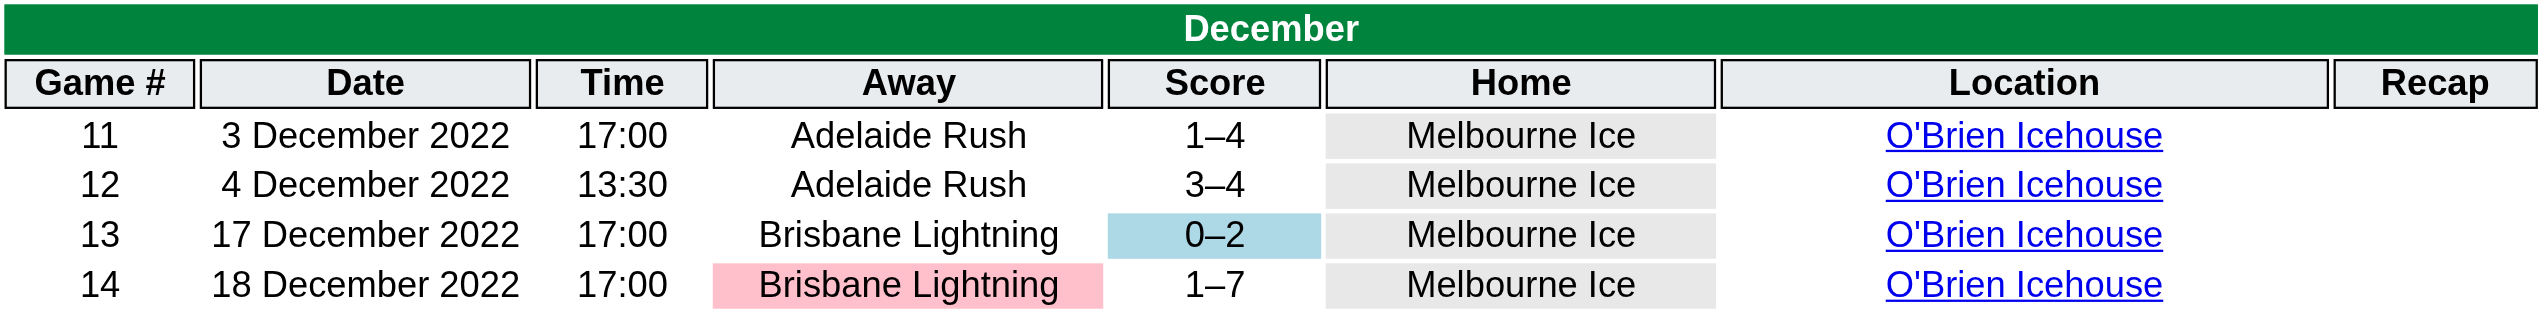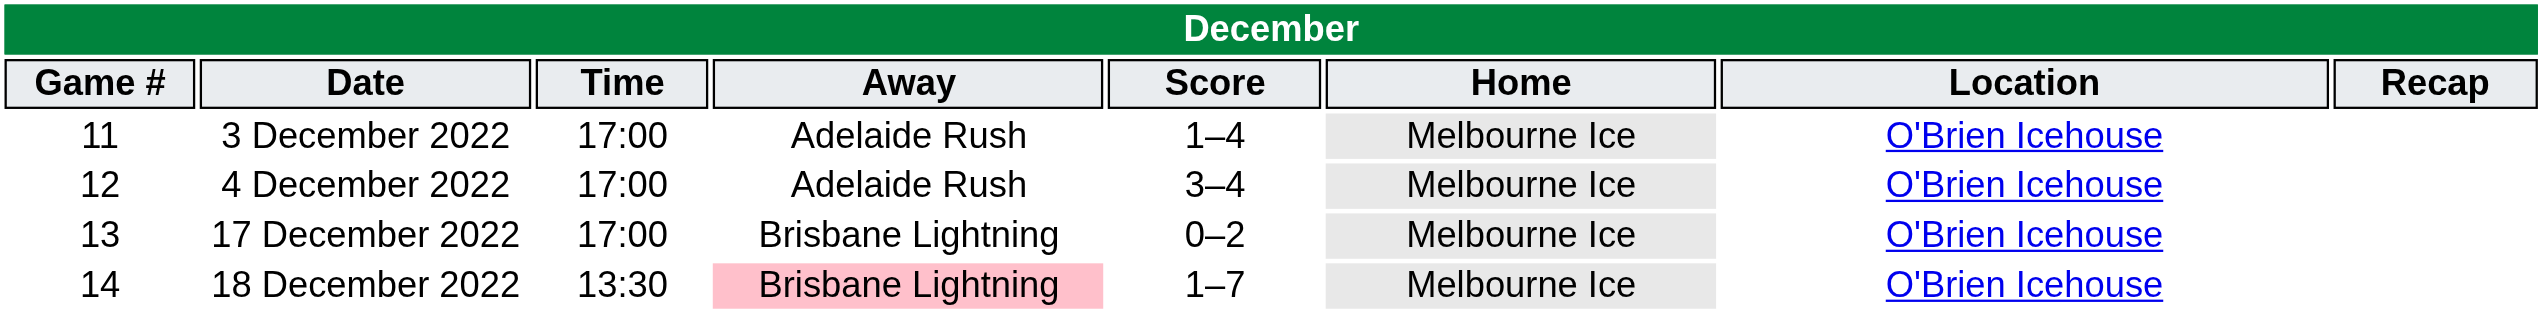(623, 185) 13:30 -> (623, 185) 17:00
(1215, 235) lightblue background -> (1215, 235) no background
(623, 285) 17:00 -> (623, 285) 13:30
